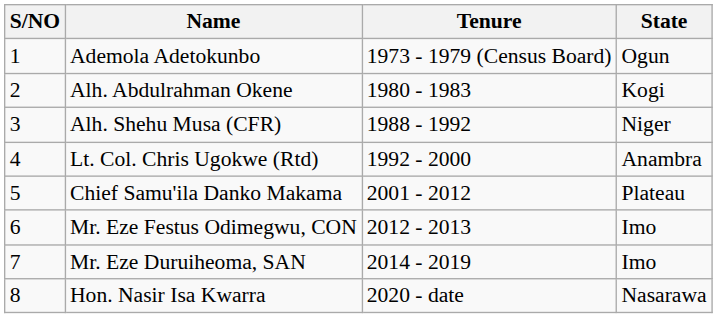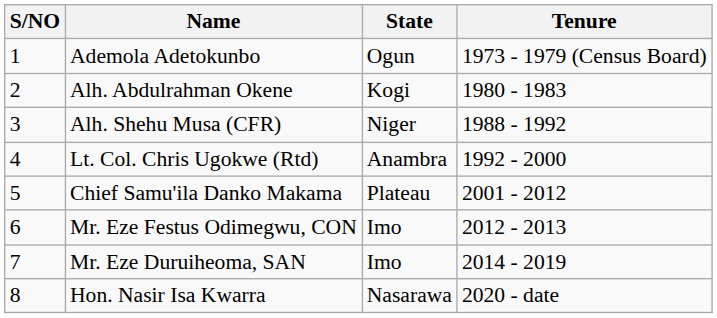columns swapped: (664, 21) <-> (489, 21)
